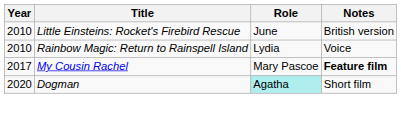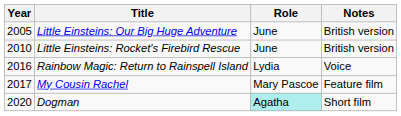+ row: (137, 31)
(19, 48) 2010 -> (19, 66) 2016
(355, 66) bold -> (353, 84) normal
